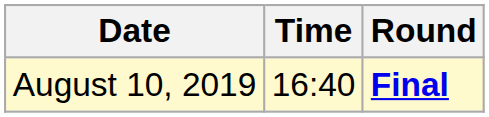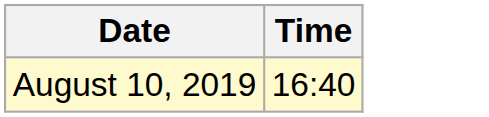- column: (424, 31)
